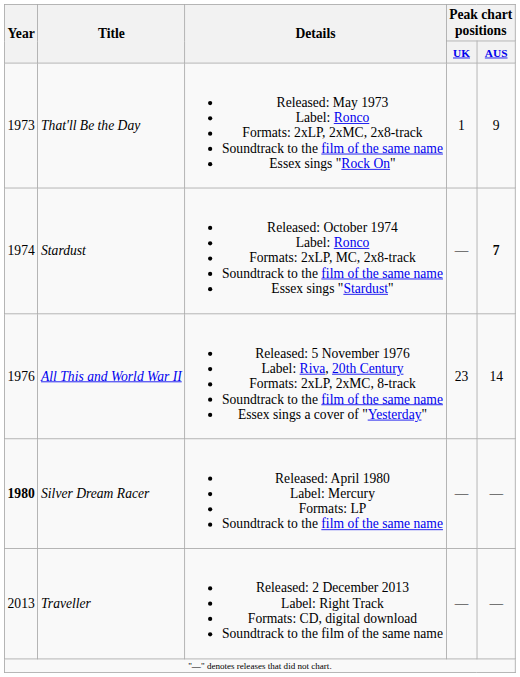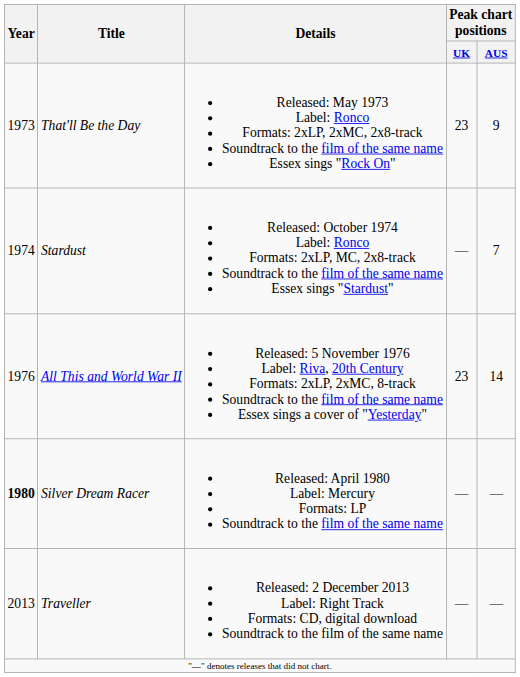(462, 125) 1 -> (462, 125) 23
(496, 250) bold -> (496, 250) normal
